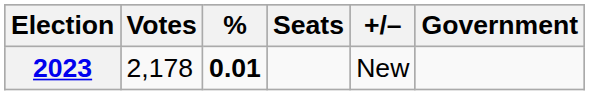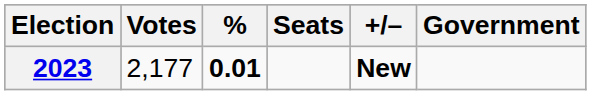(160, 67) 2,178 -> (160, 67) 2,177
(383, 67) normal -> (383, 67) bold
